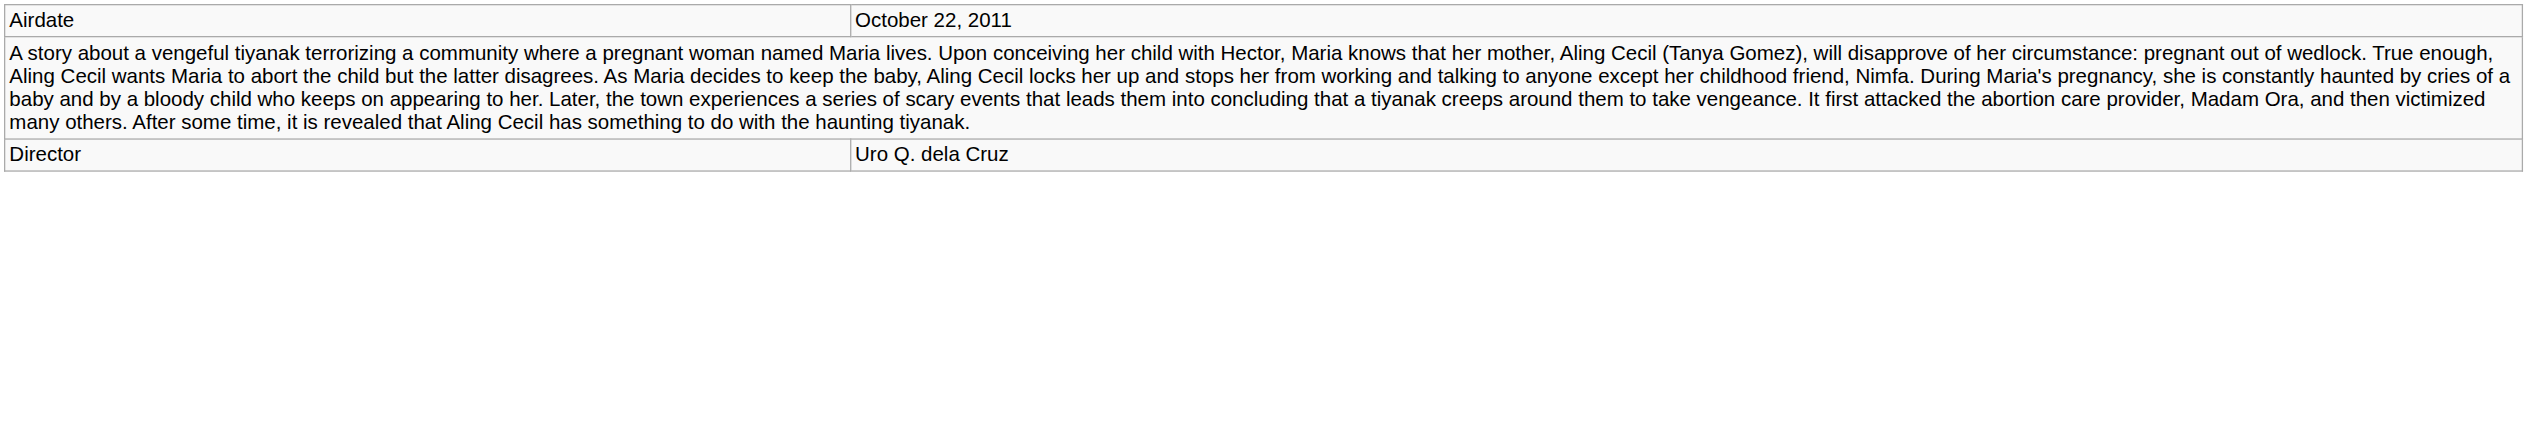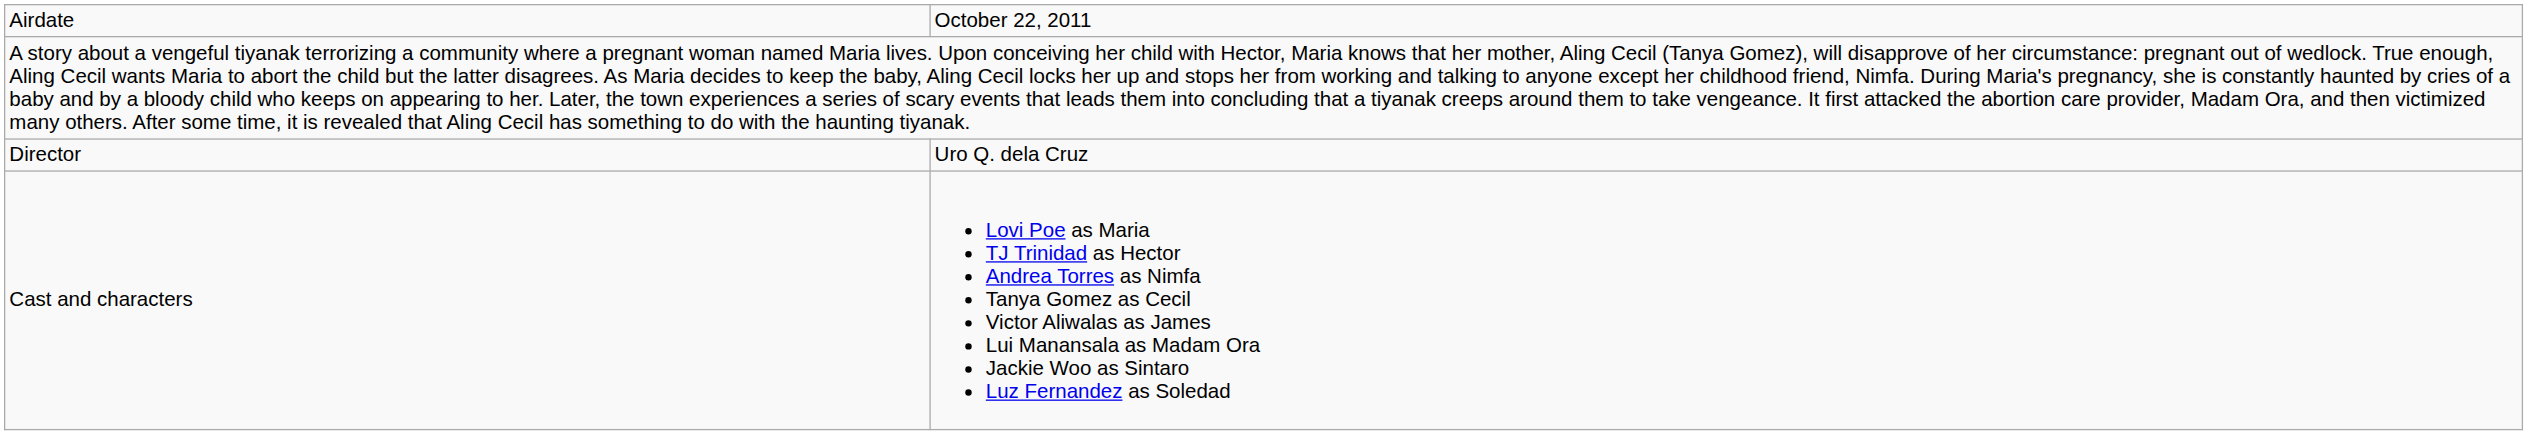+ row: (101, 299)
